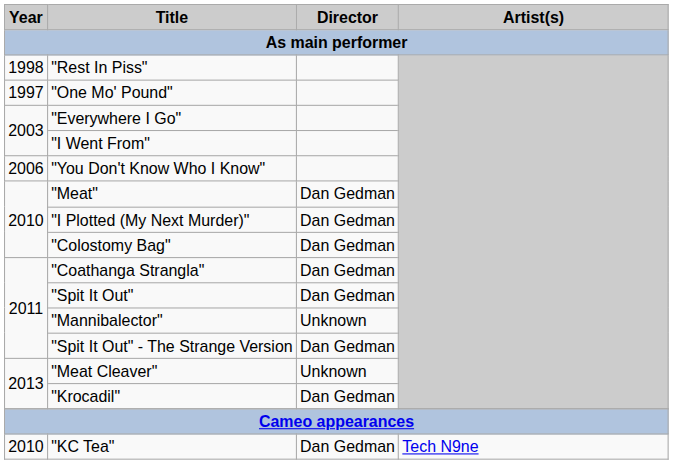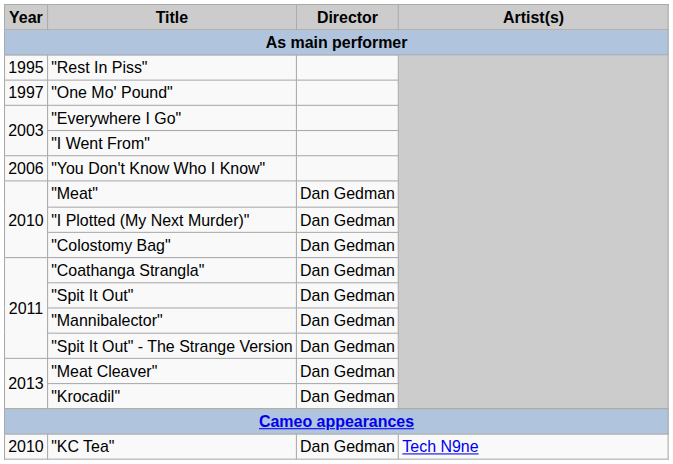(26, 68) 1998 -> (26, 68) 1995
(333, 321) Unknown -> (347, 321) Dan Gedman
(333, 371) Unknown -> (347, 371) Dan Gedman
